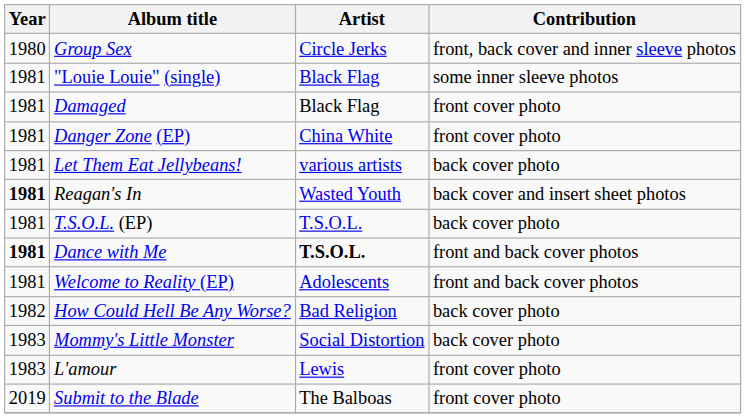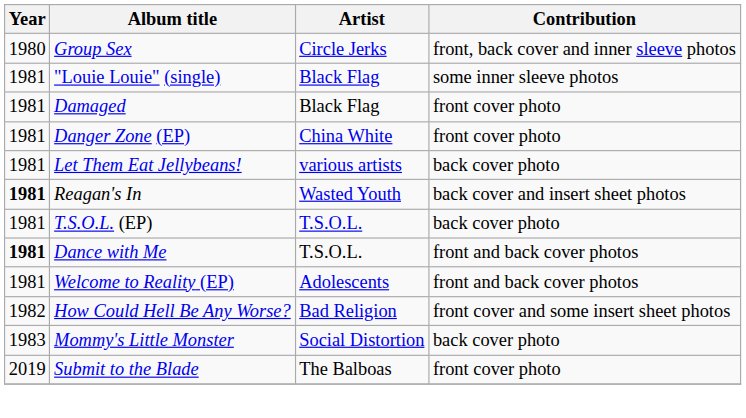(332, 252) bold -> (331, 252) normal
(496, 310) back cover photo -> (582, 310) front cover and some insert sheet photos
- row: (85, 369)
